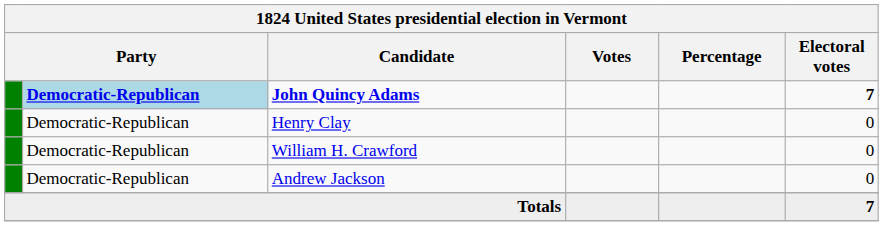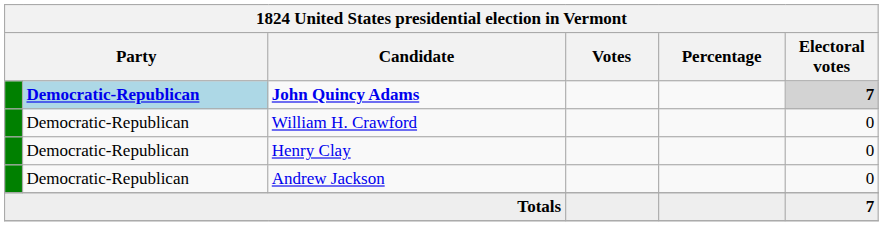(870, 95) no background -> (870, 95) lightgrey background
rows swapped: (311, 123) <-> (344, 151)
